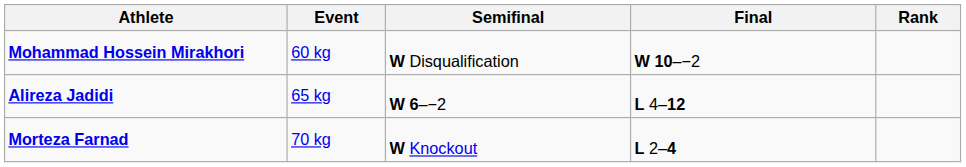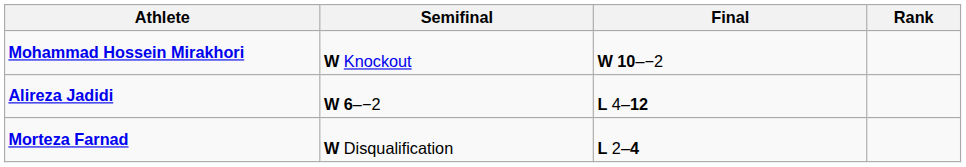- column: (336, 18)
(454, 62) W Disqualification -> (368, 62) W Knockout
(433, 149) W Knockout -> (389, 149) W Disqualification
